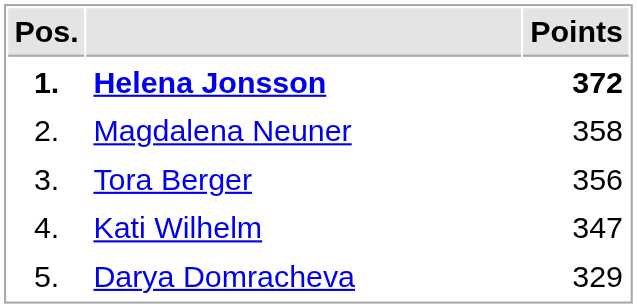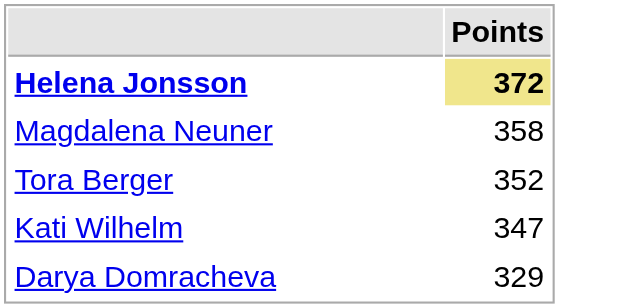- column: (47, 31)
(598, 82) no background -> (519, 82) khaki background
(598, 179) 356 -> (519, 179) 352
